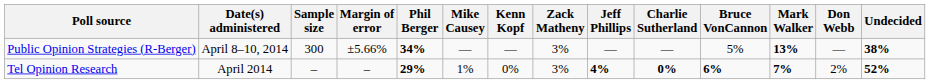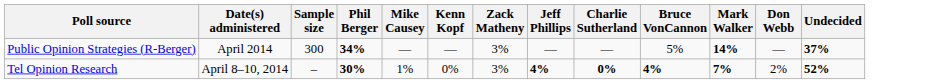- column: (367, 21)
(245, 48) April 8–10, 2014 -> (245, 48) April 2014
(786, 48) 13% -> (726, 48) 14%
(877, 48) 38% -> (817, 48) 37%
(245, 68) April 2014 -> (245, 68) April 8–10, 2014
(413, 68) 29% -> (352, 68) 30%
(713, 68) 6% -> (652, 68) 4%
